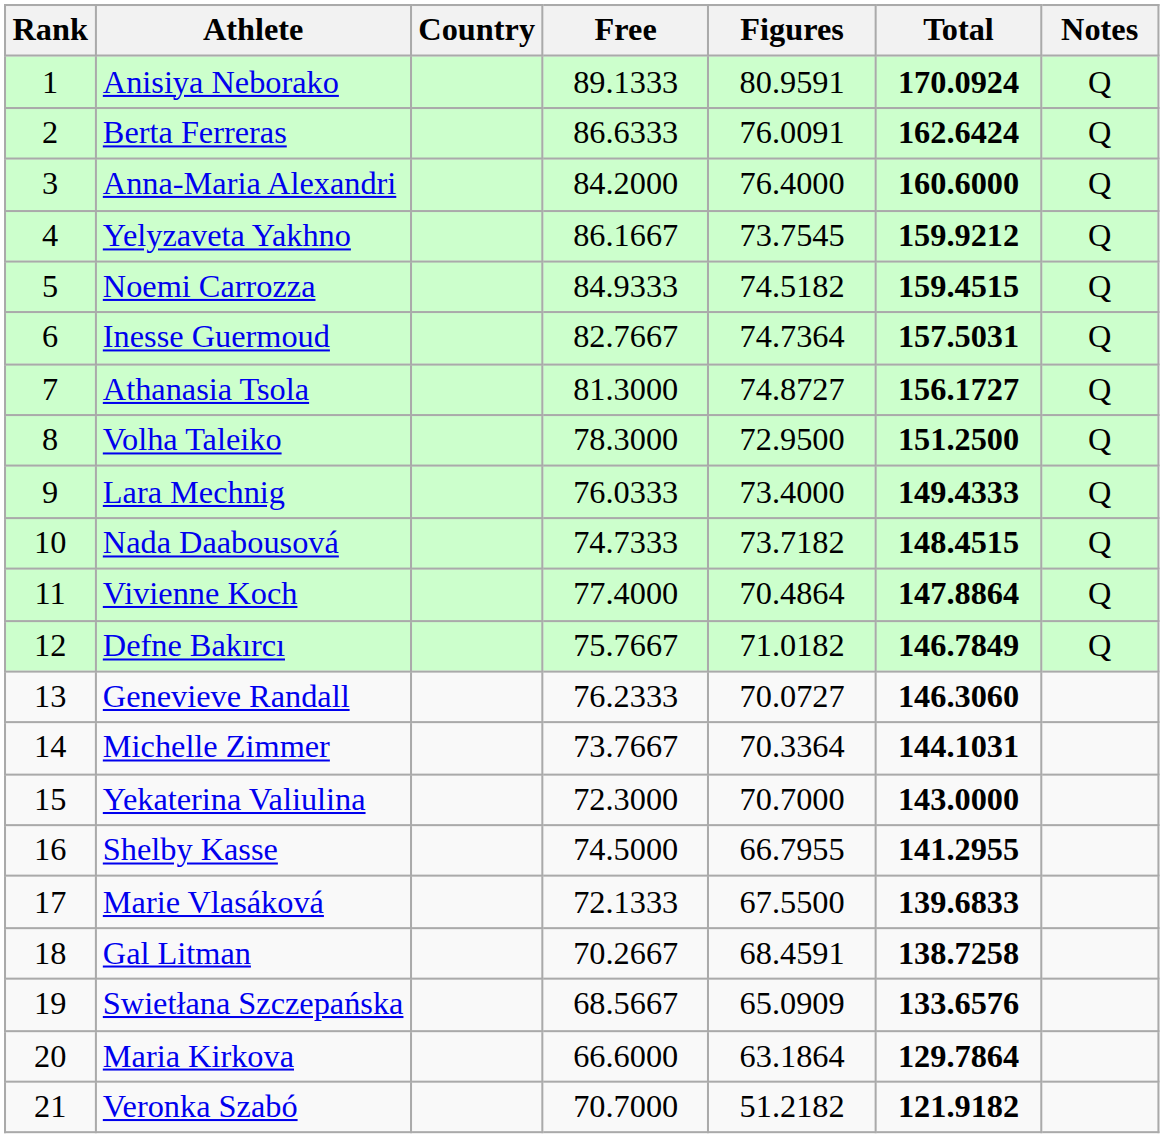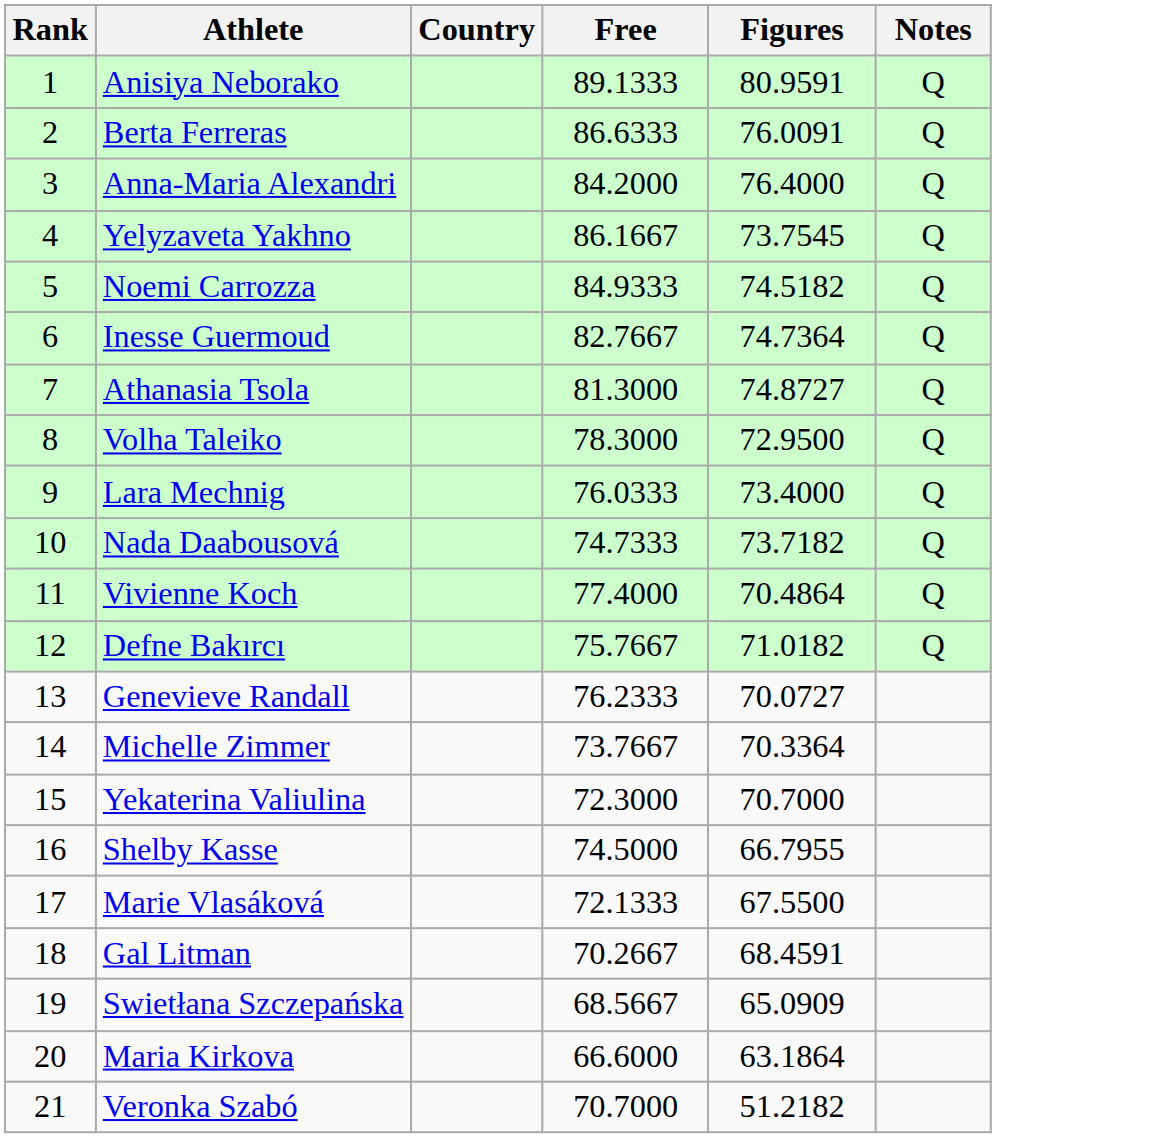- column: (958, 30)
